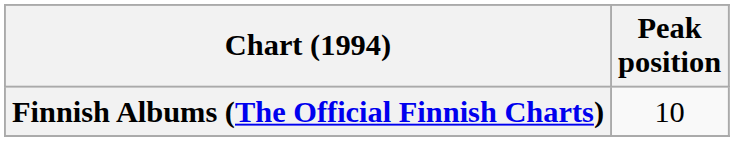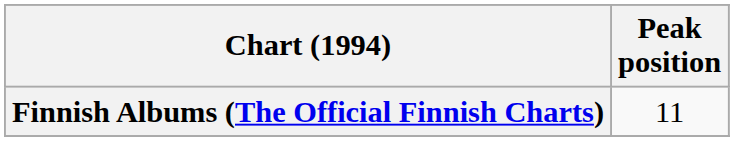(670, 111) 10 -> (670, 111) 11
